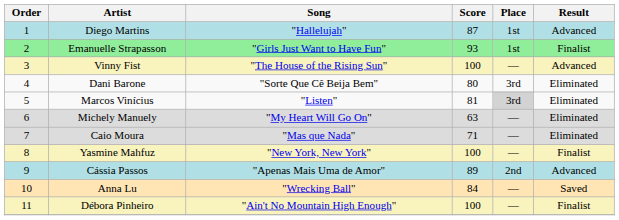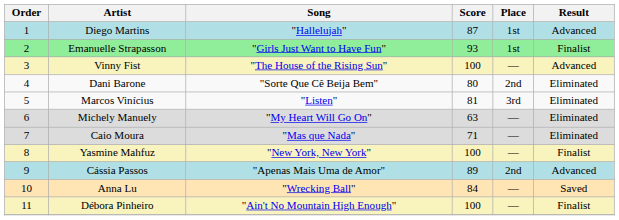(513, 83) 3rd -> (513, 83) 2nd
(513, 100) lightgrey background -> (513, 100) no background
